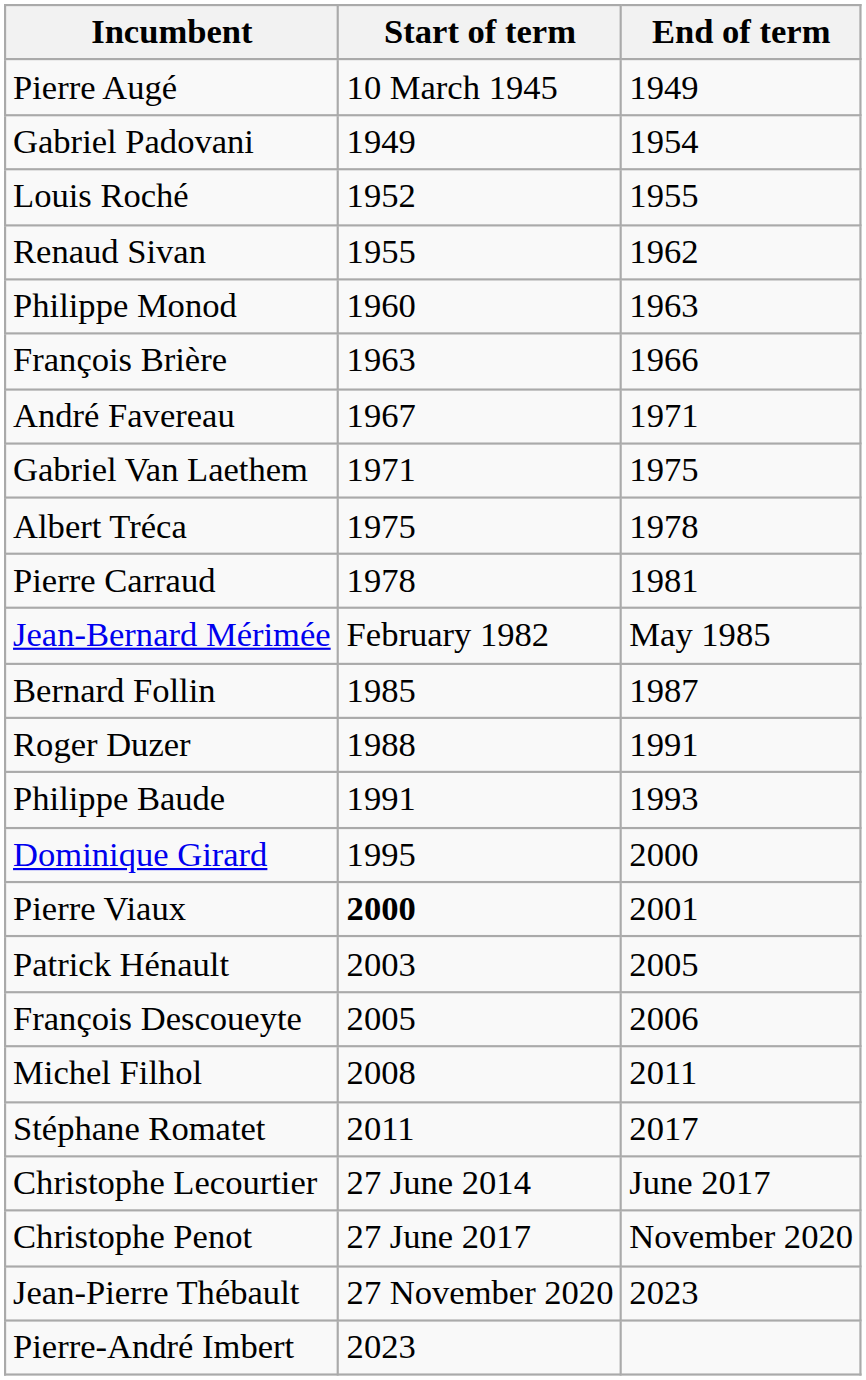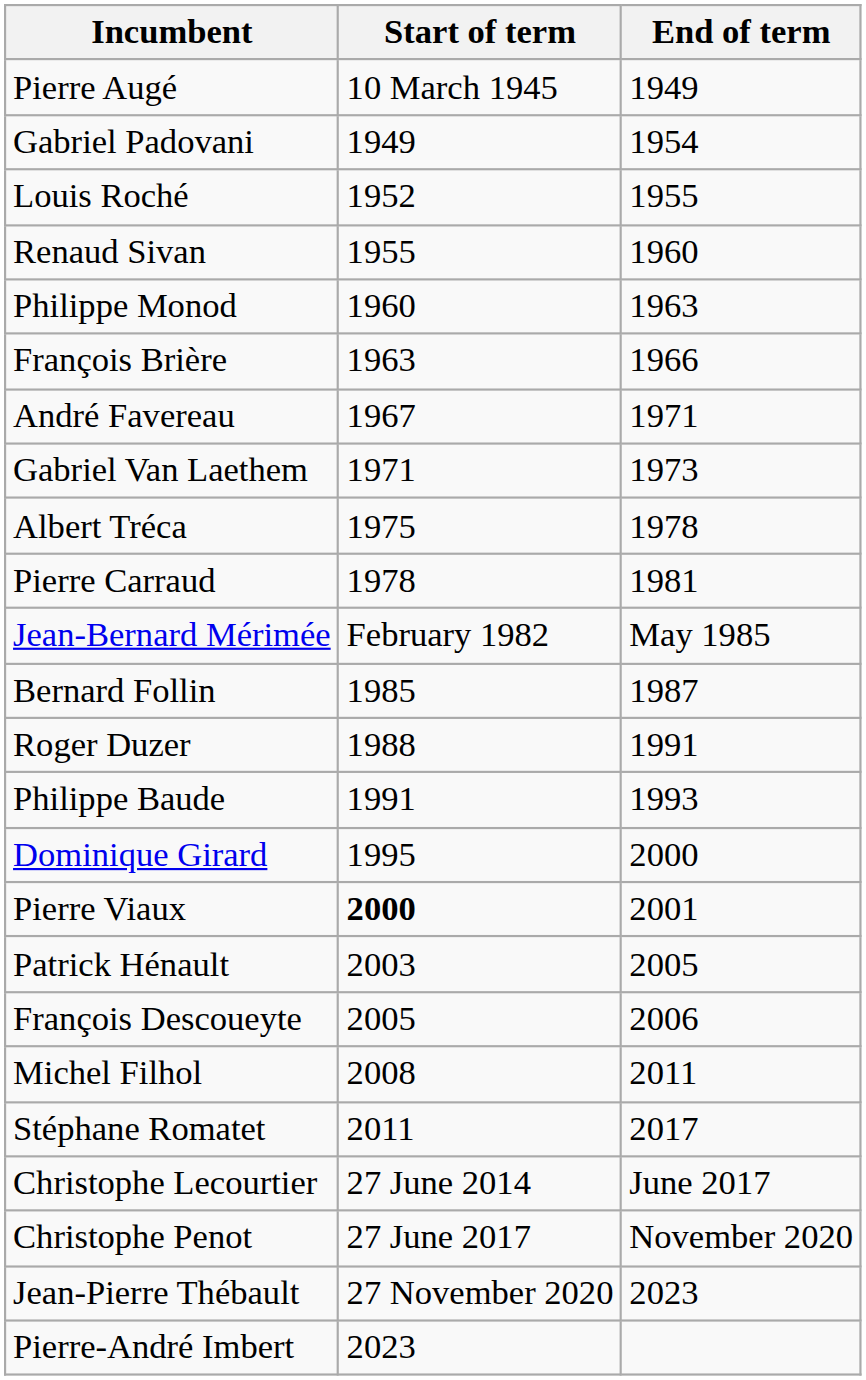(664, 251) 1962 -> (664, 251) 1960
(664, 470) 1975 -> (664, 470) 1973
